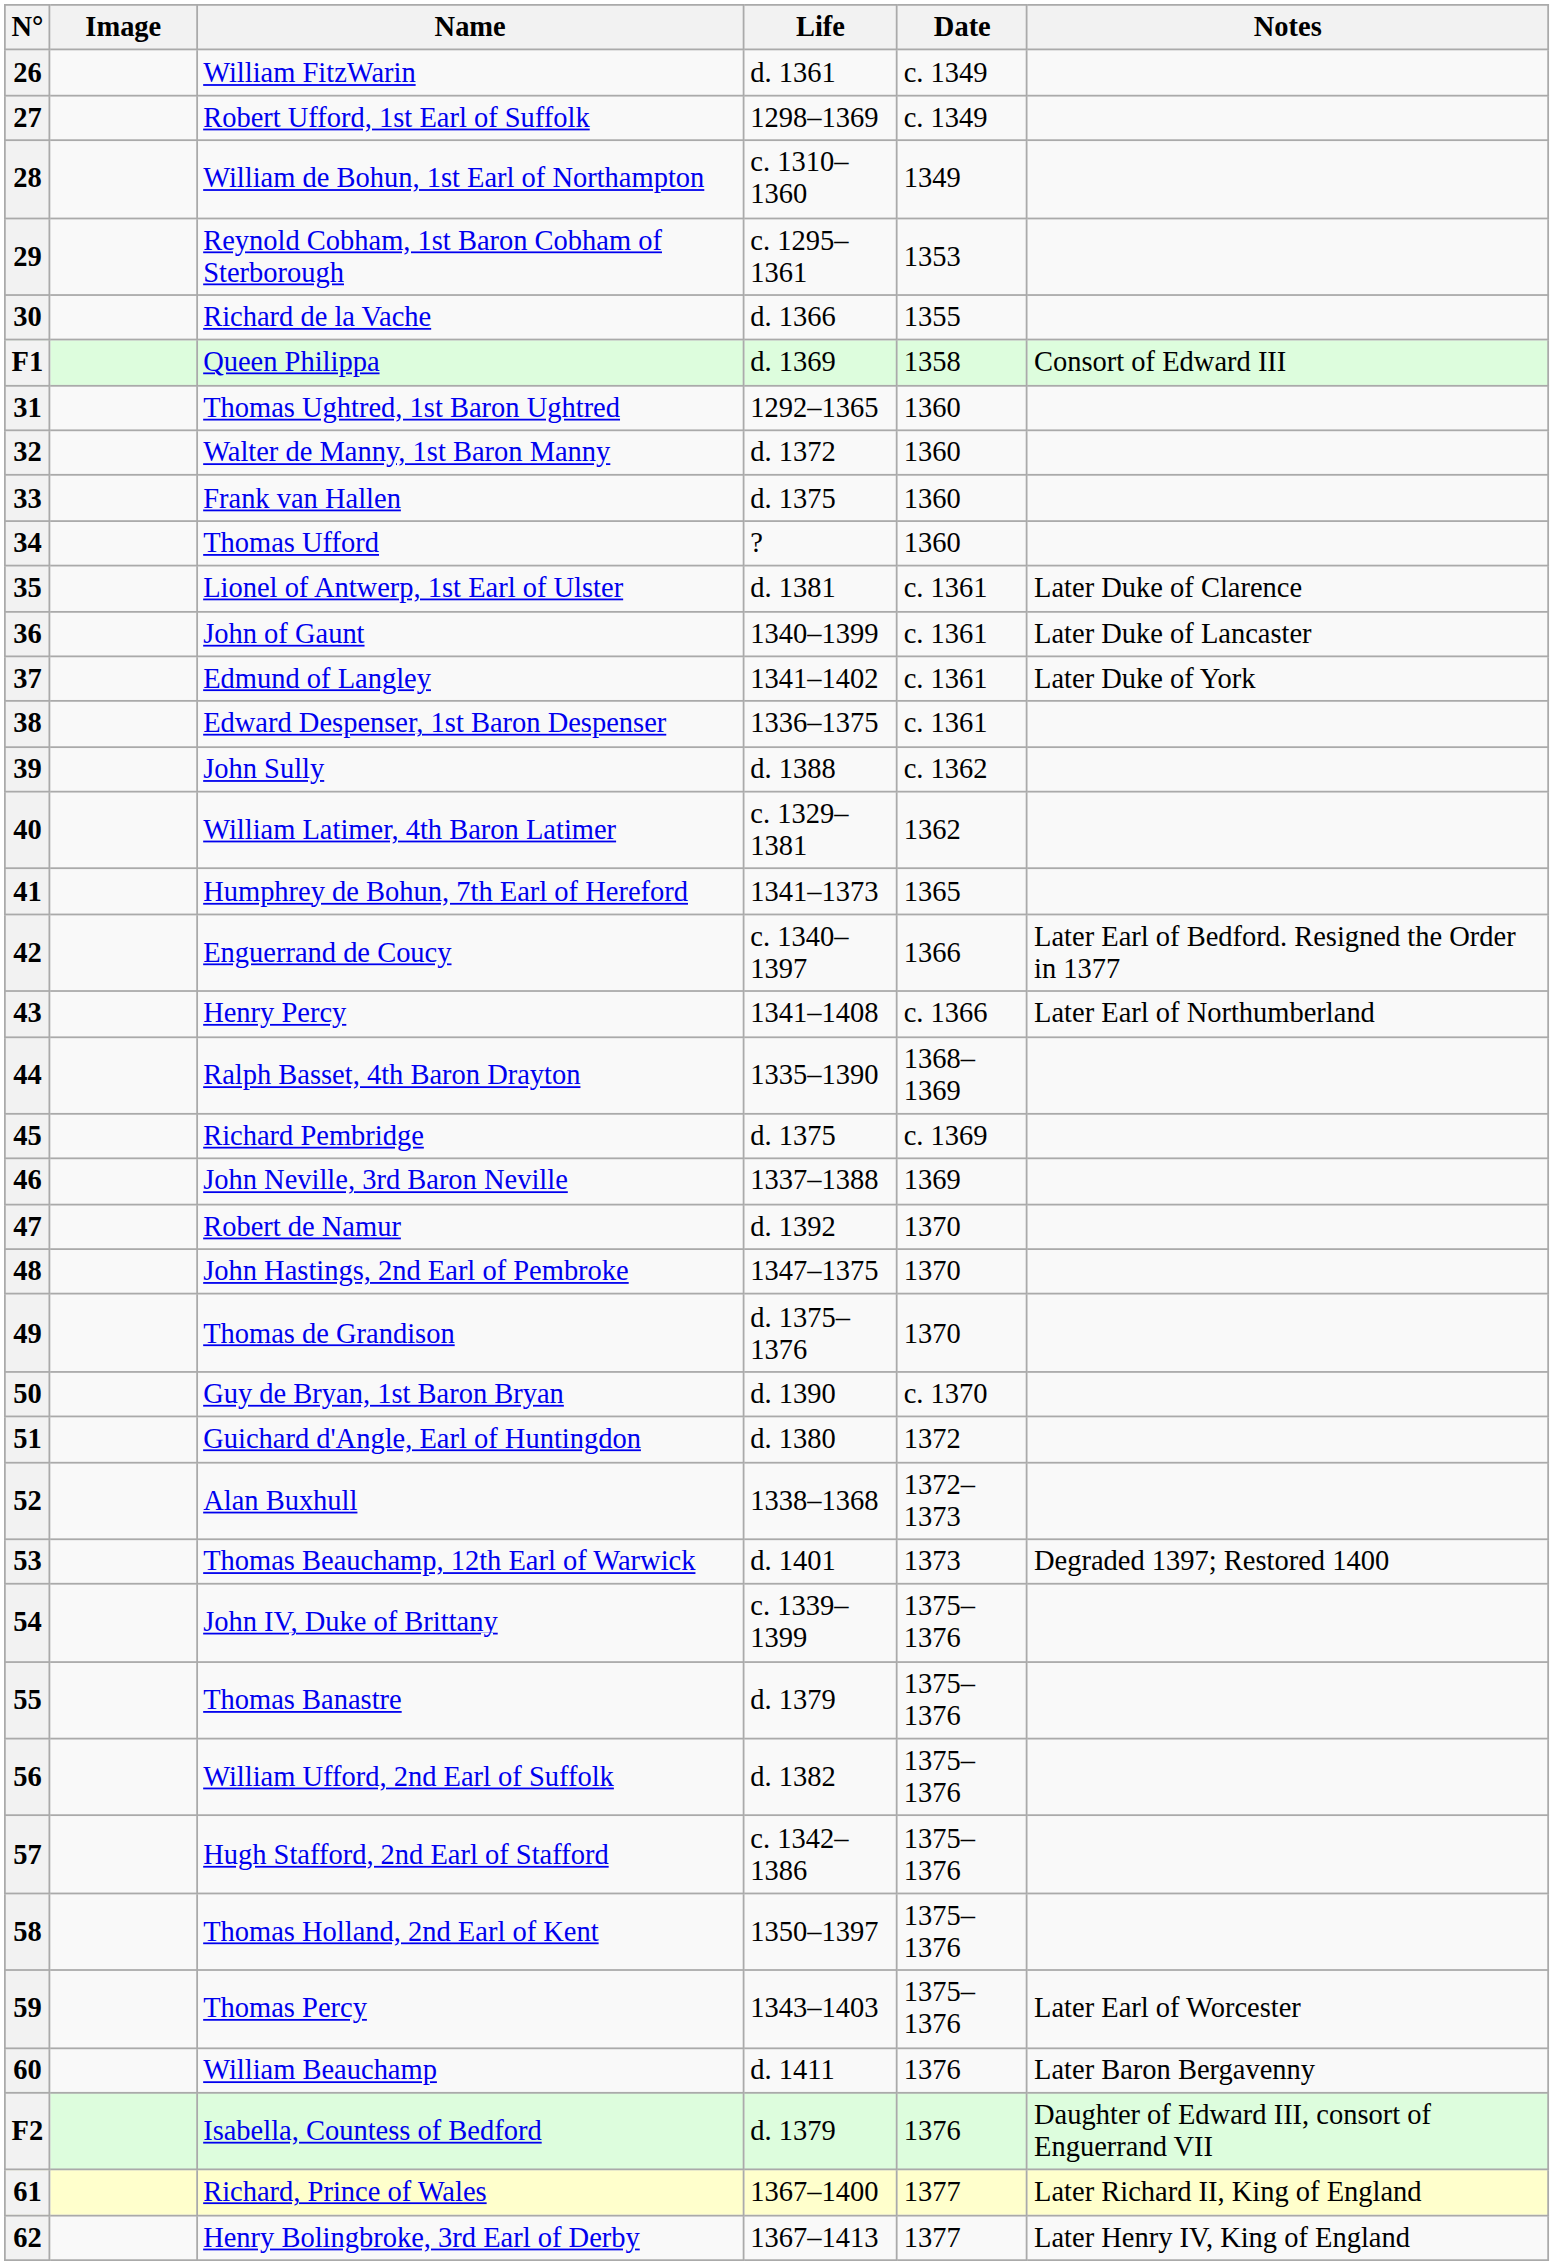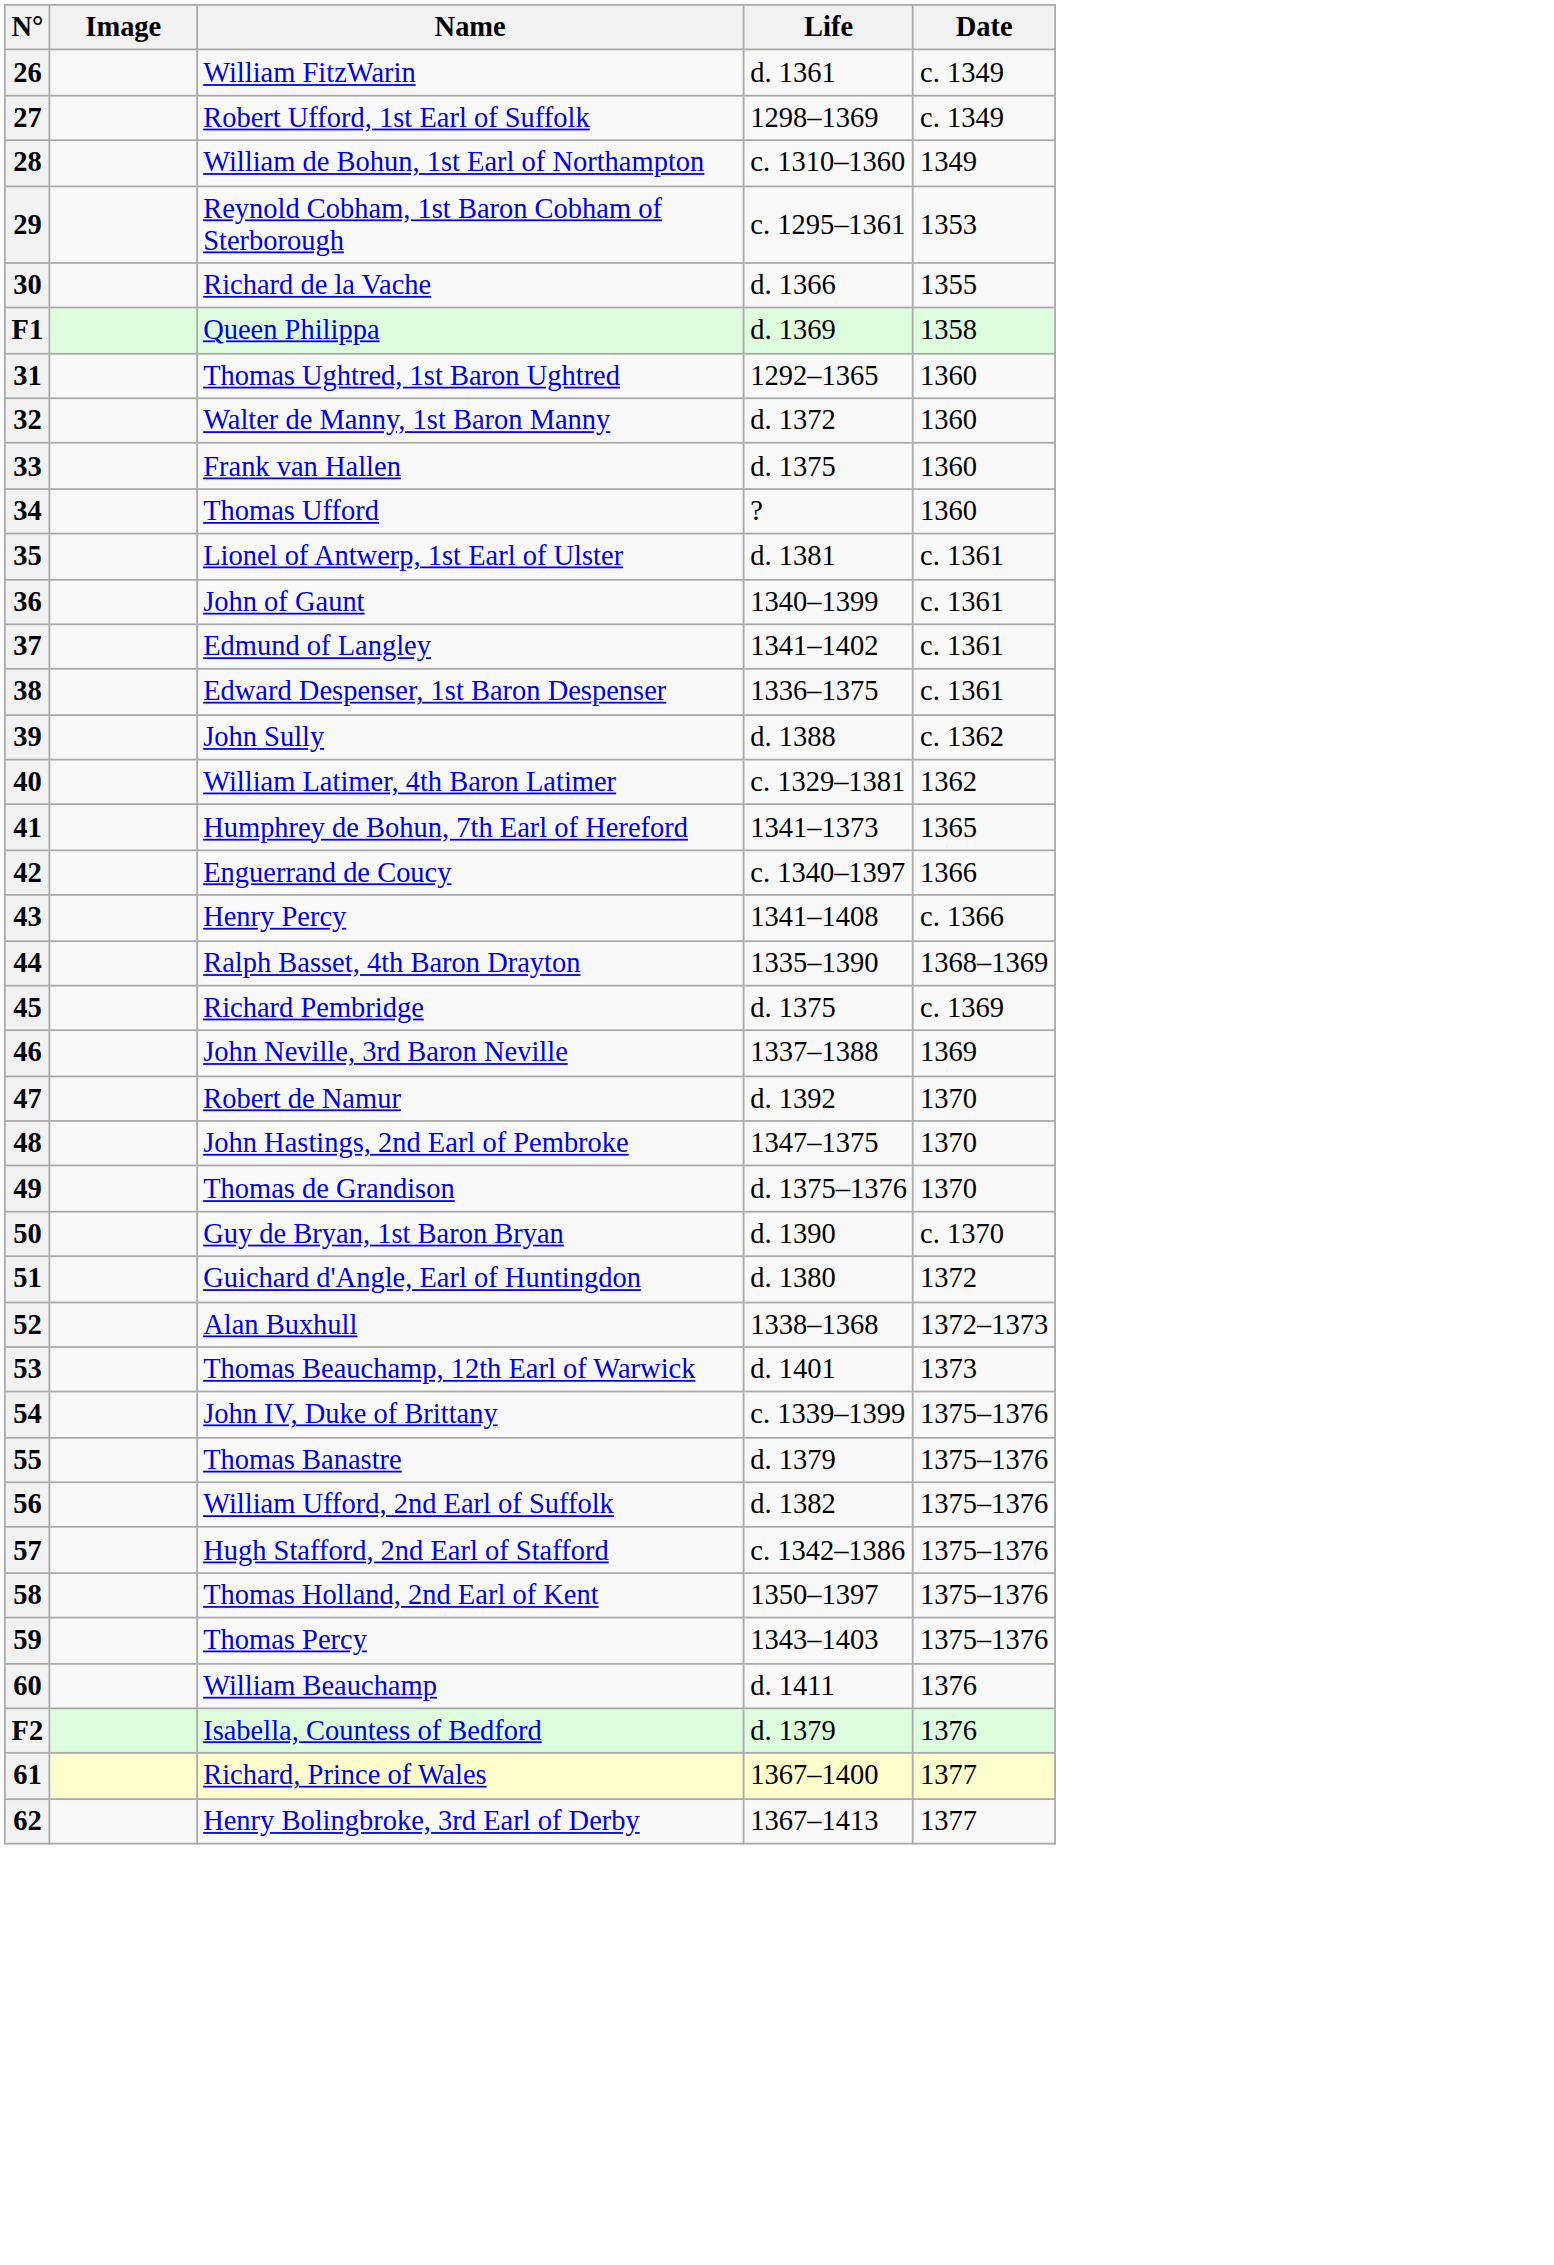- column: (1288, 27)
